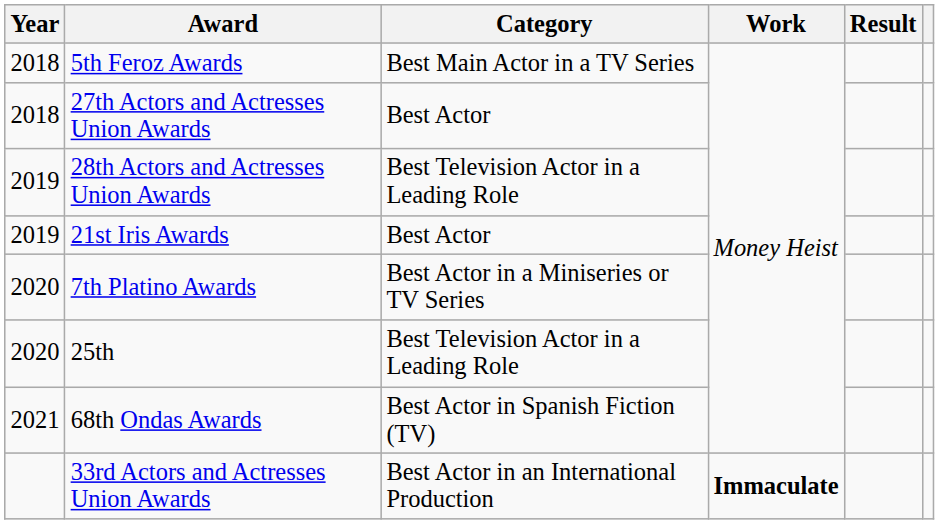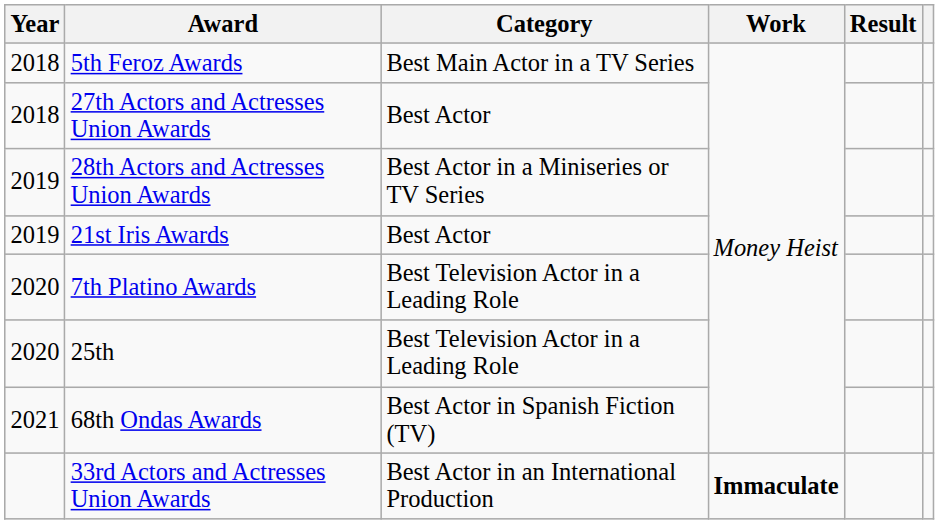(513, 181) Best Television Actor in a Leading Role -> (527, 181) Best Actor in a Miniseries or TV Series
(527, 286) Best Actor in a Miniseries or TV Series -> (513, 286) Best Television Actor in a Leading Role
